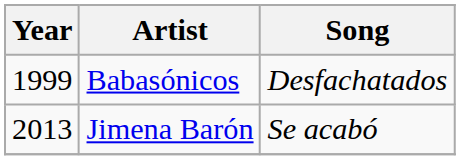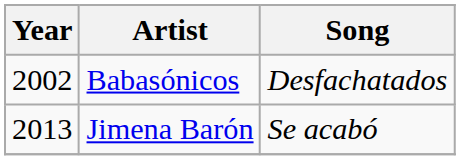(42, 79) 1999 -> (42, 79) 2002
